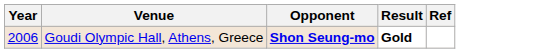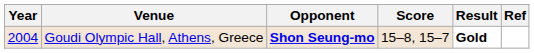+ column: (415, 16)
(23, 37) 2006 -> (23, 37) 2004
